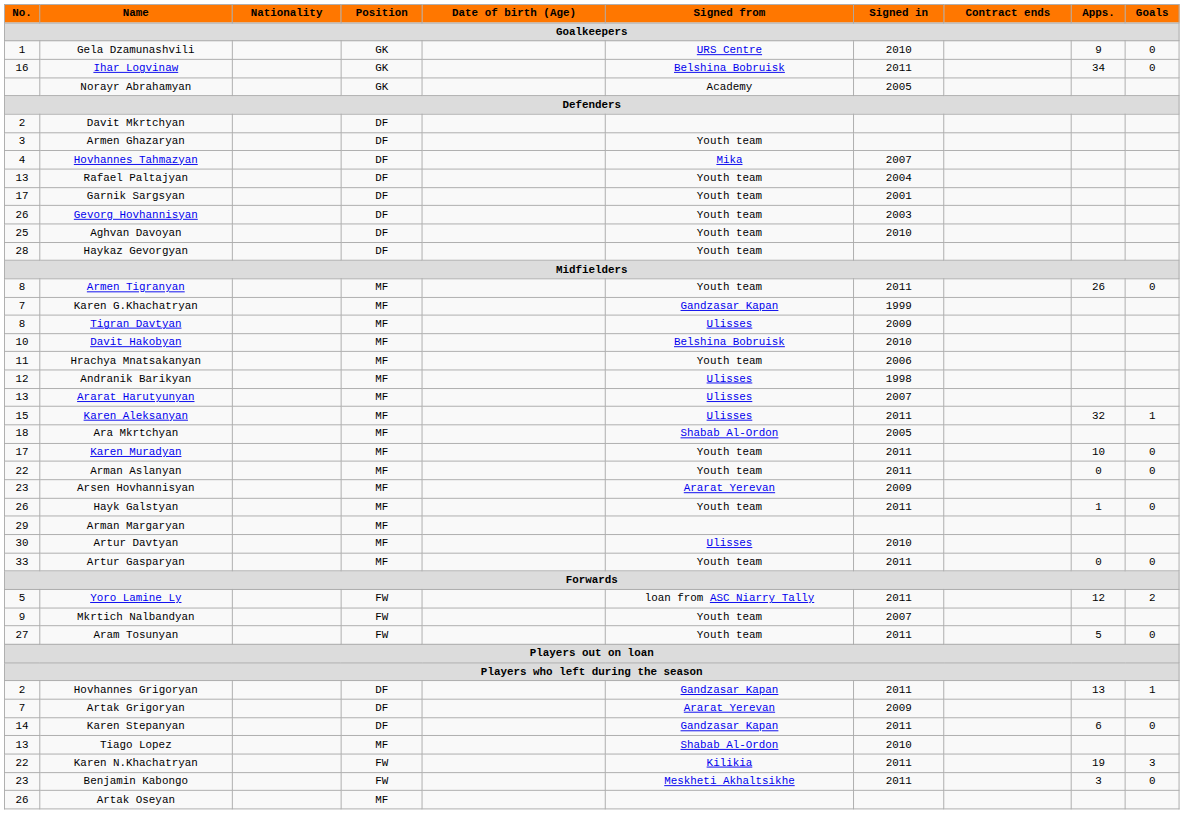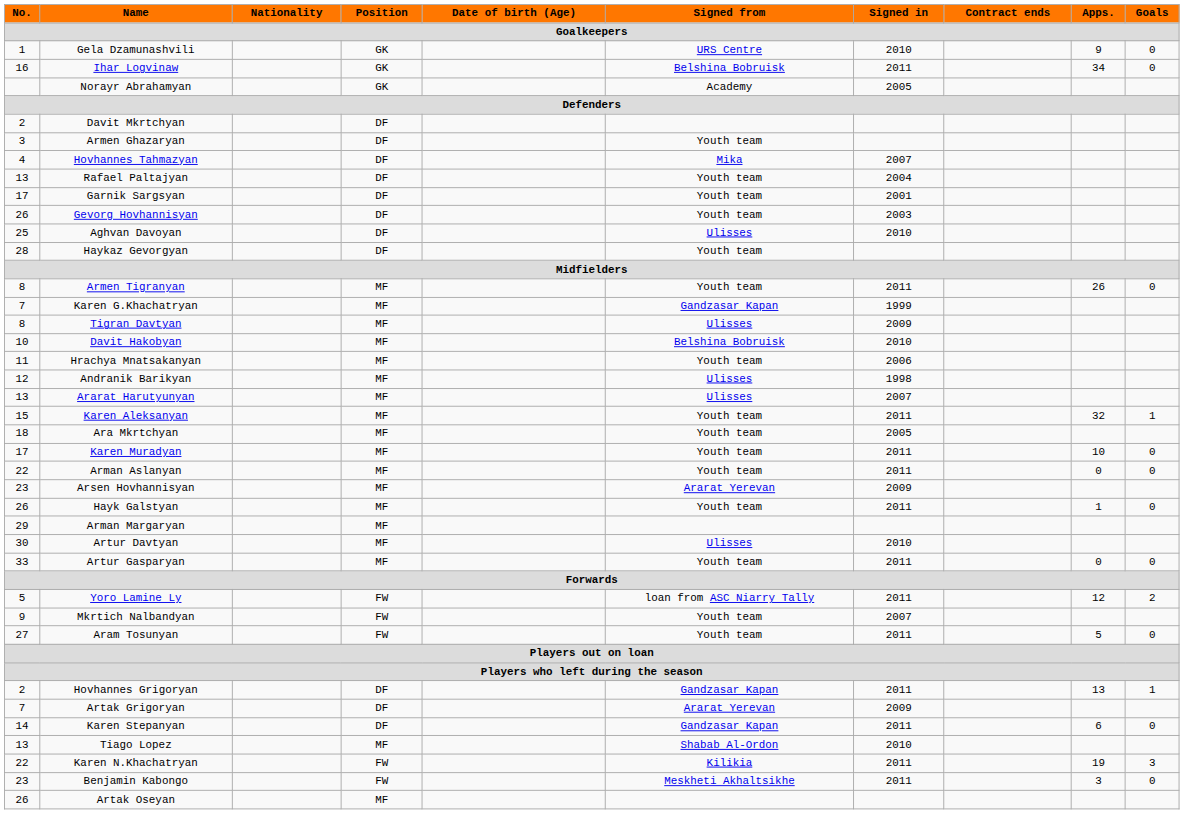(729, 233) Youth team -> (729, 233) Ulisses
(729, 415) Ulisses -> (729, 415) Youth team
(729, 434) Shabab Al-Ordon -> (729, 434) Youth team
